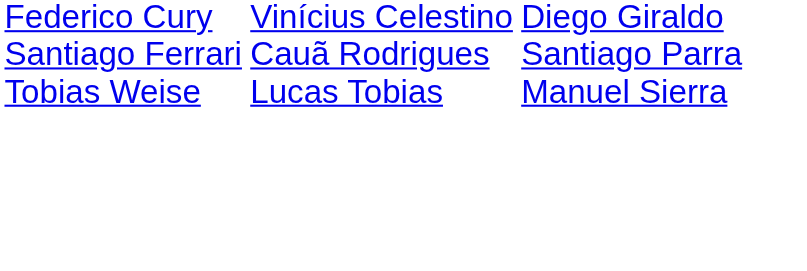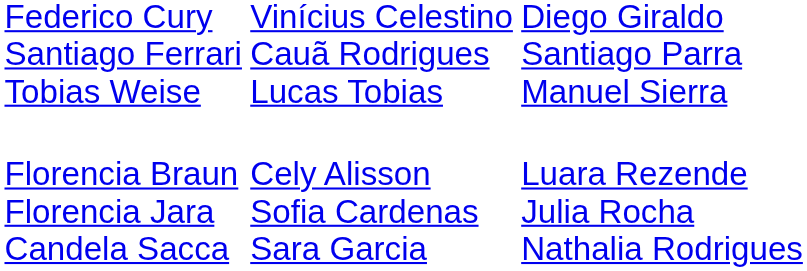+ row: (121, 211)
